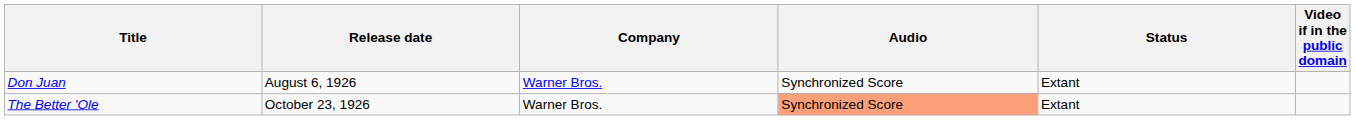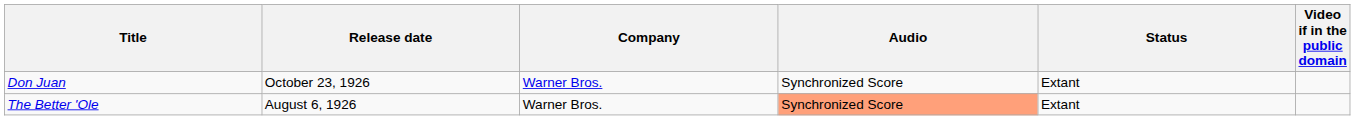(311, 82) August 6, 1926 -> (317, 82) October 23, 1926
(317, 104) October 23, 1926 -> (311, 104) August 6, 1926
